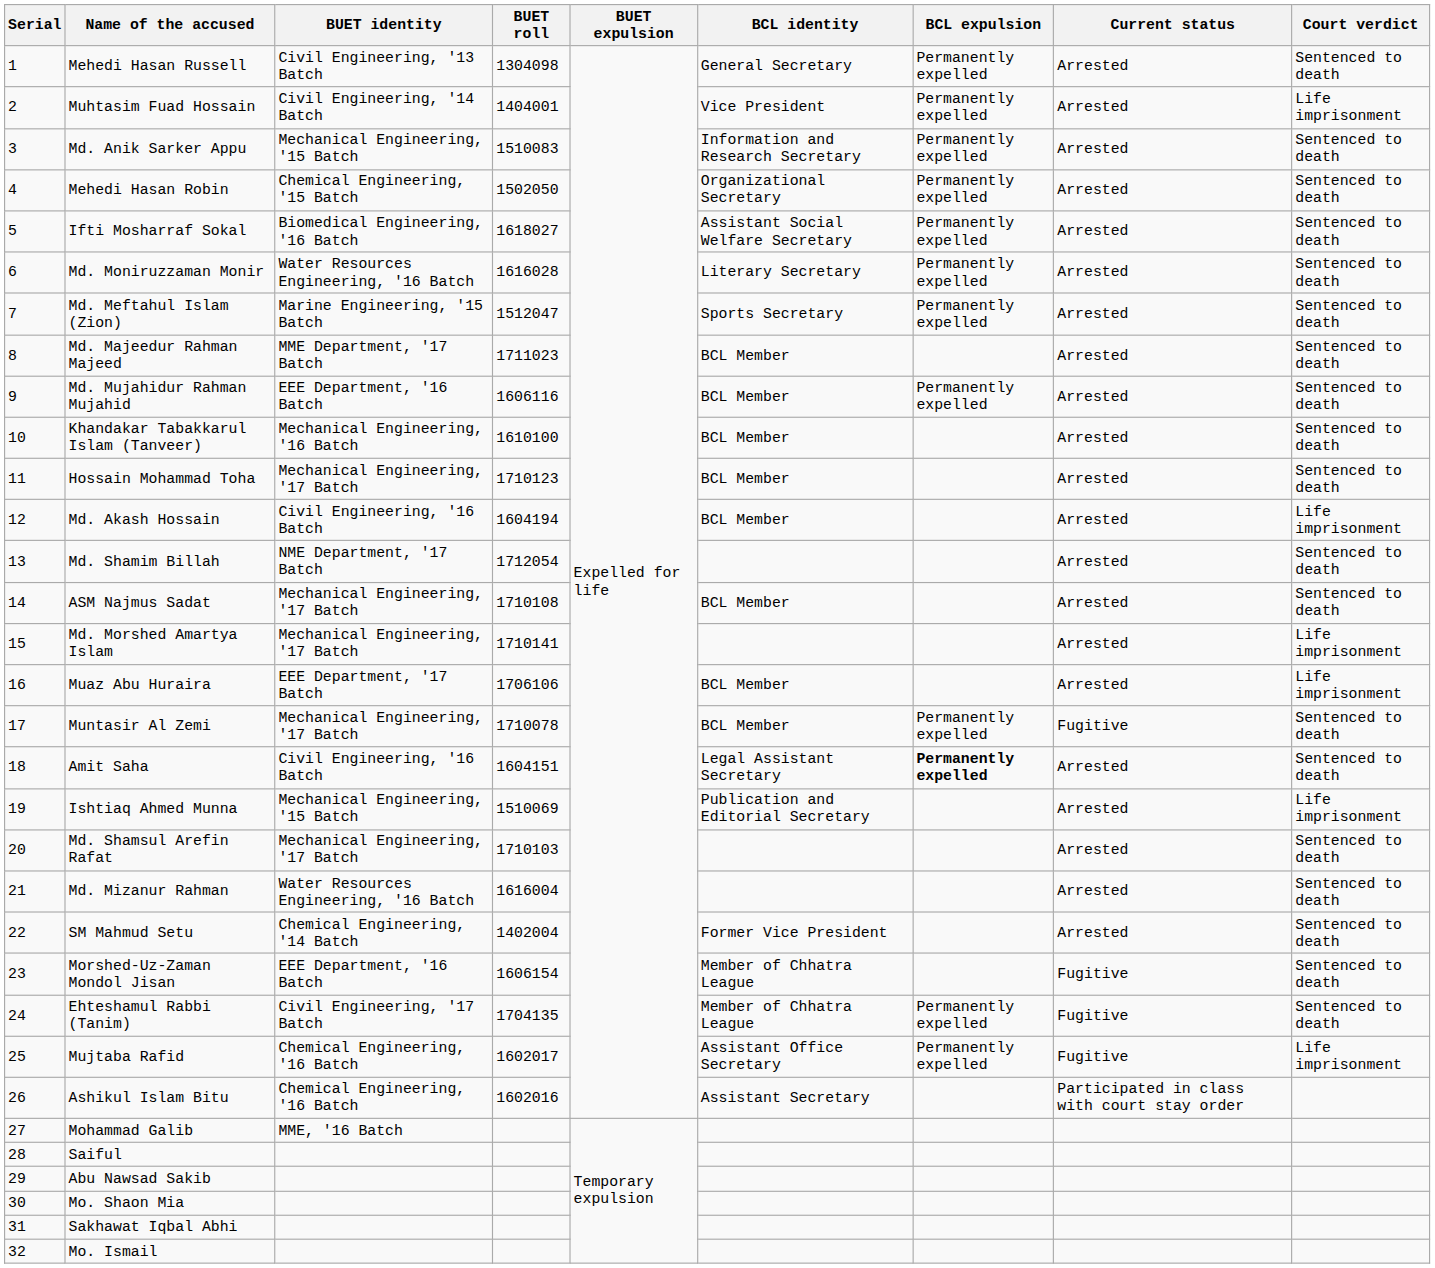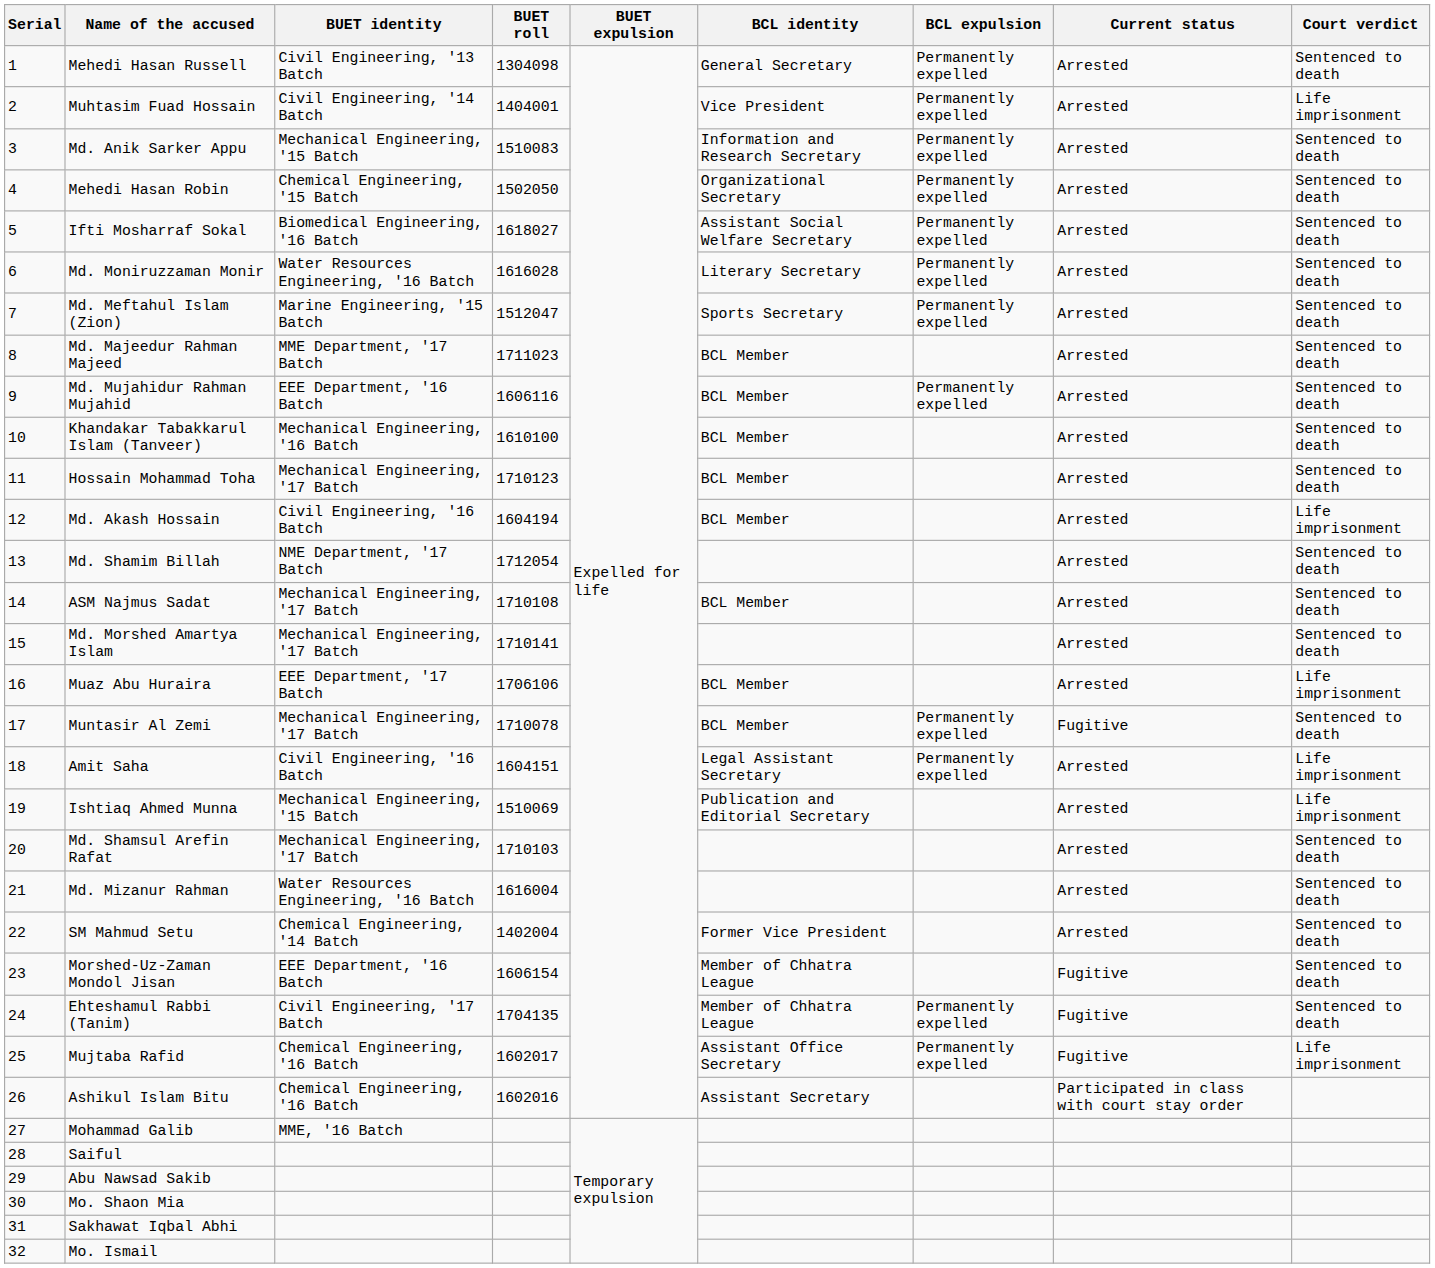(1349, 644) Life imprisonment -> (1349, 644) Sentenced to death
(965, 768) bold -> (965, 768) normal
(1349, 768) Sentenced to death -> (1349, 768) Life imprisonment
